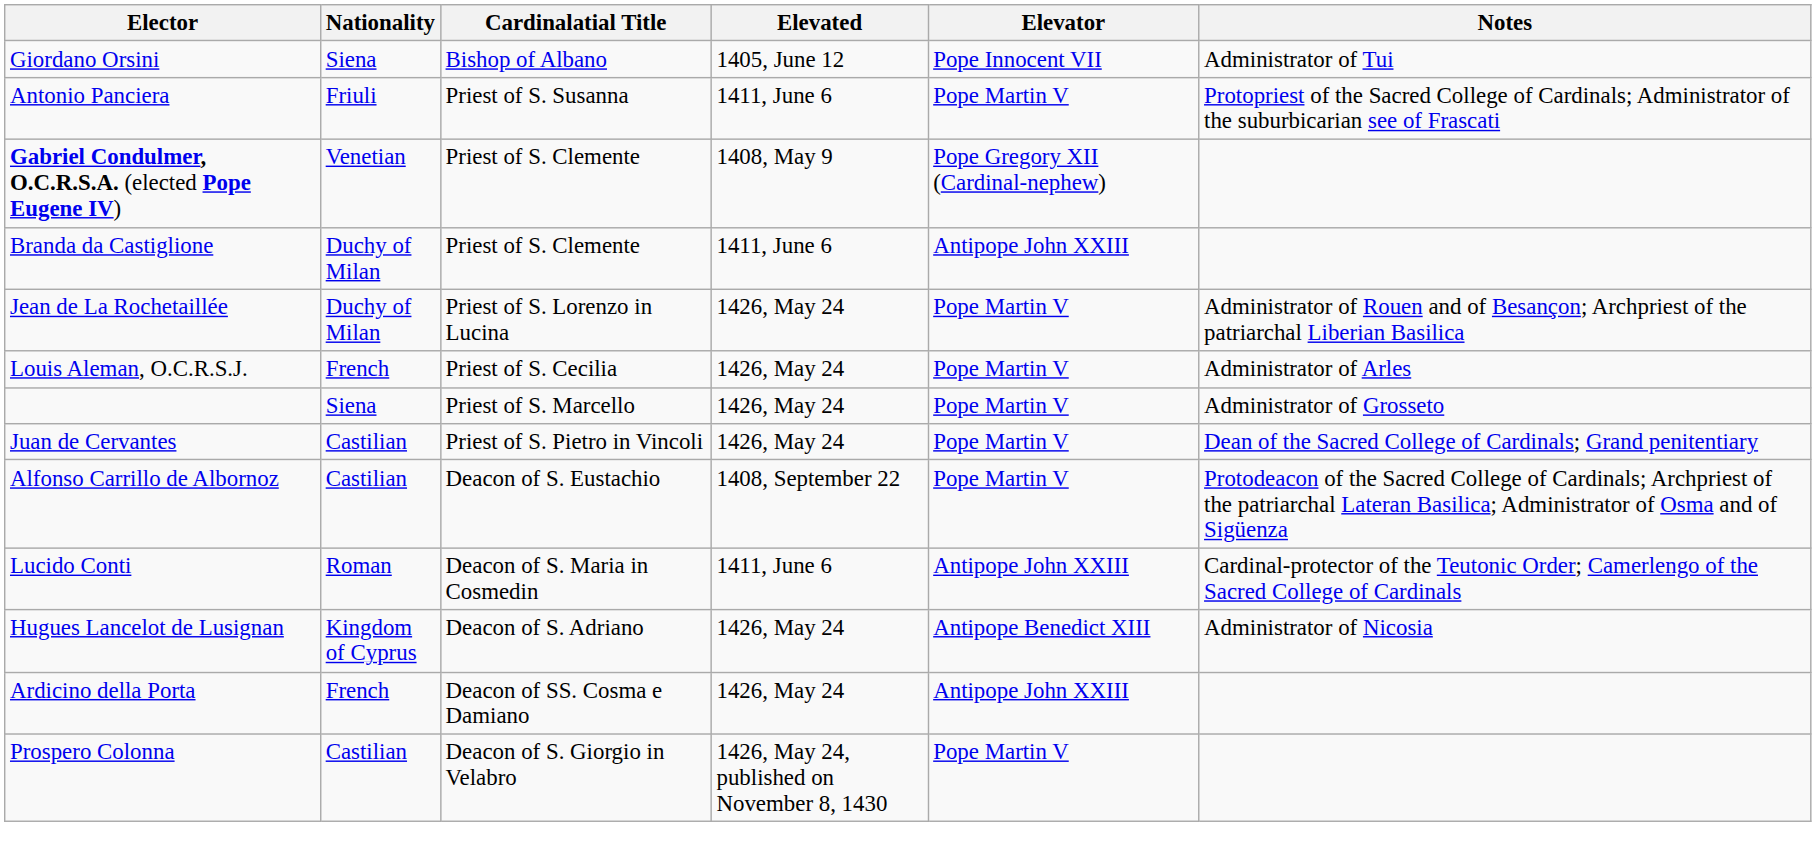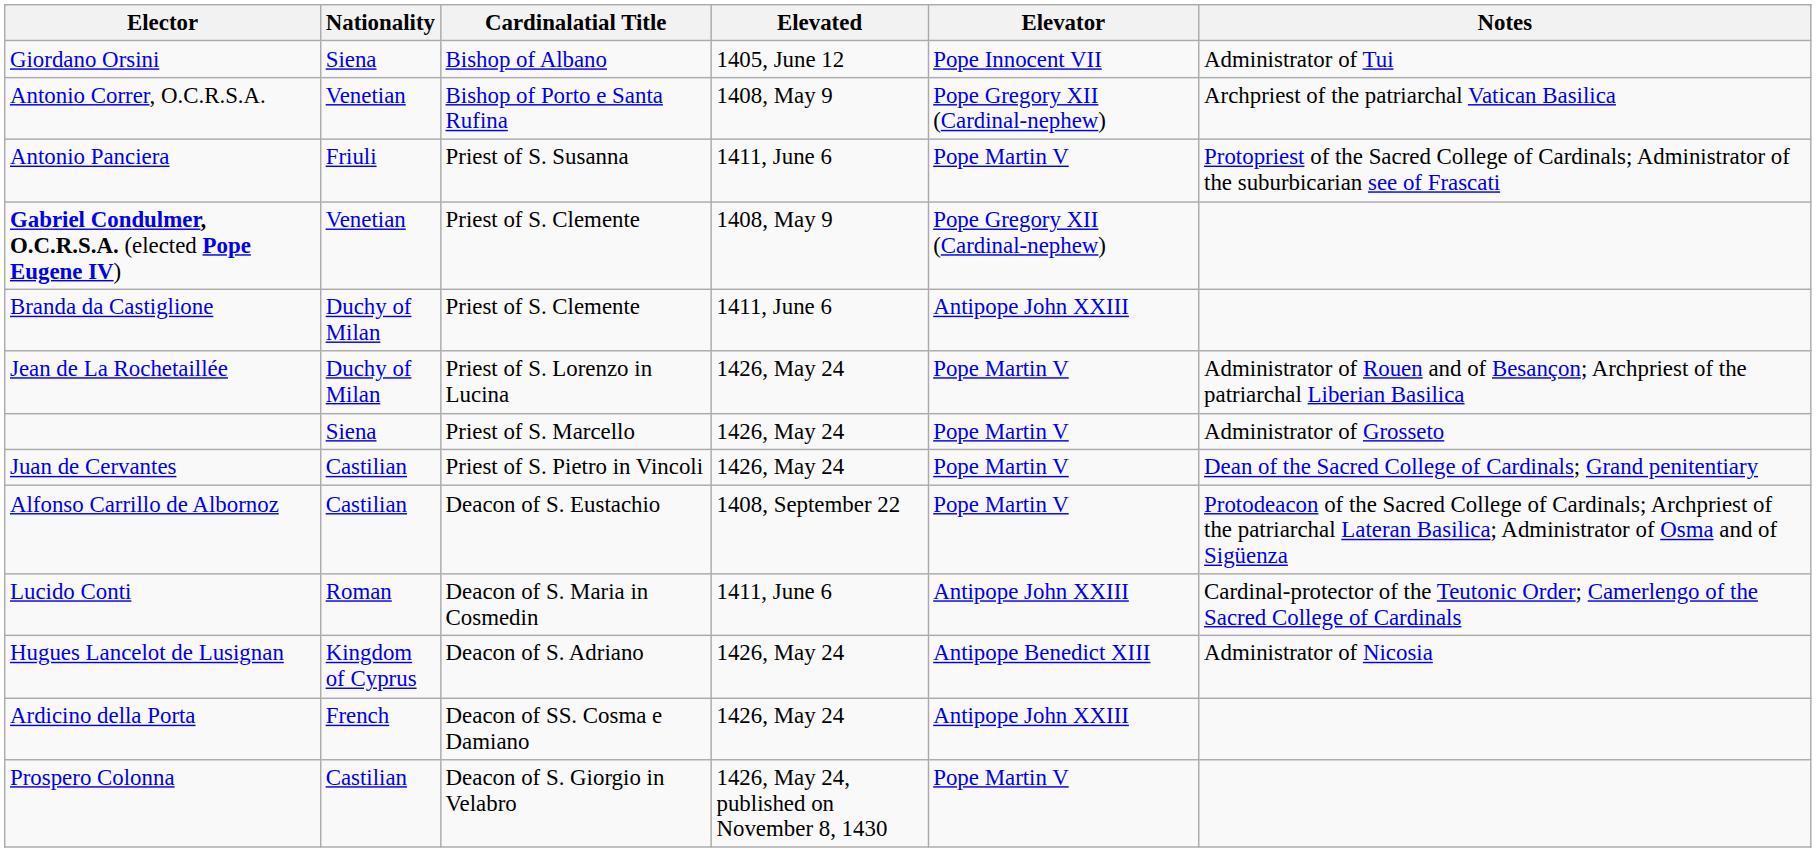+ row: (138, 95)
- row: (129, 369)
